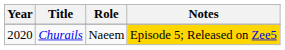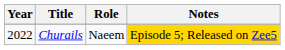(20, 34) 2020 -> (20, 34) 2022
